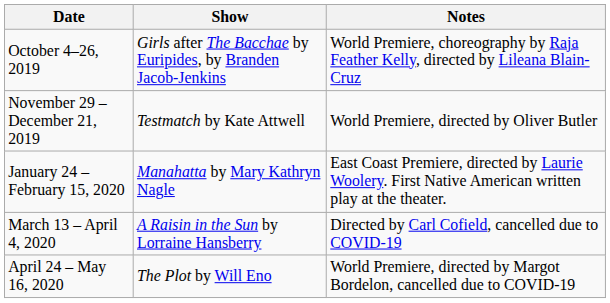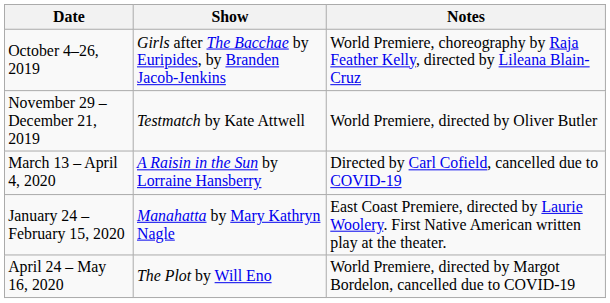rows swapped: (66, 181) <-> (63, 233)
